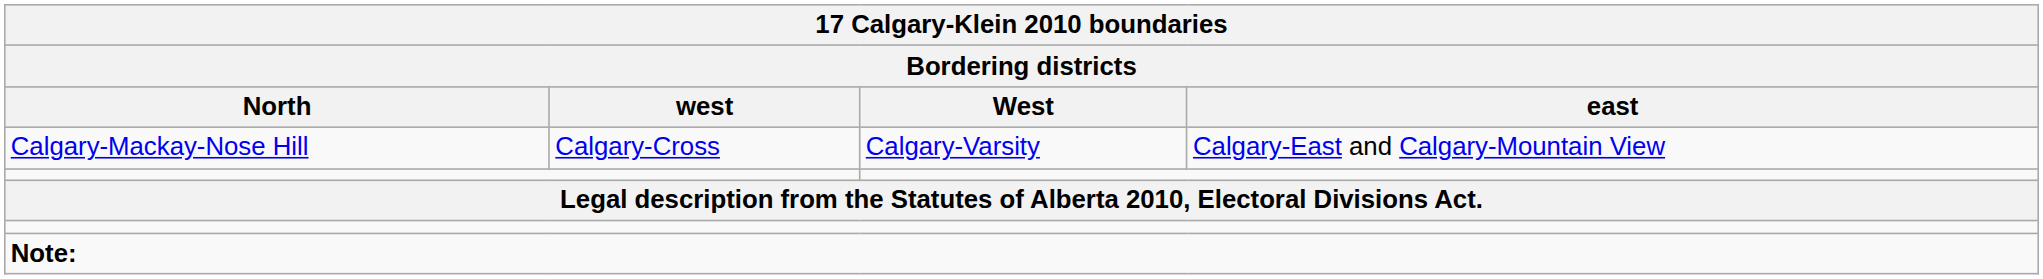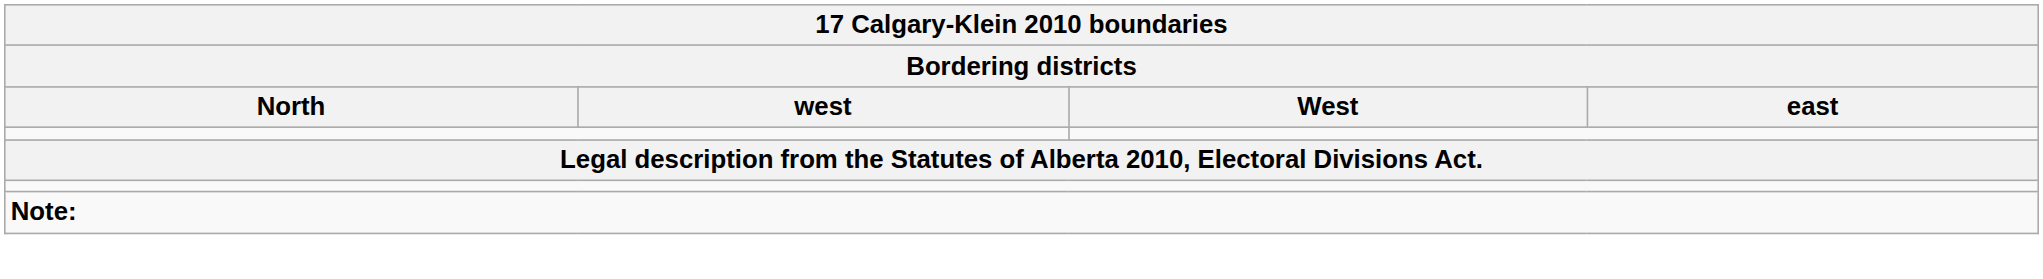- row: (160, 147)
